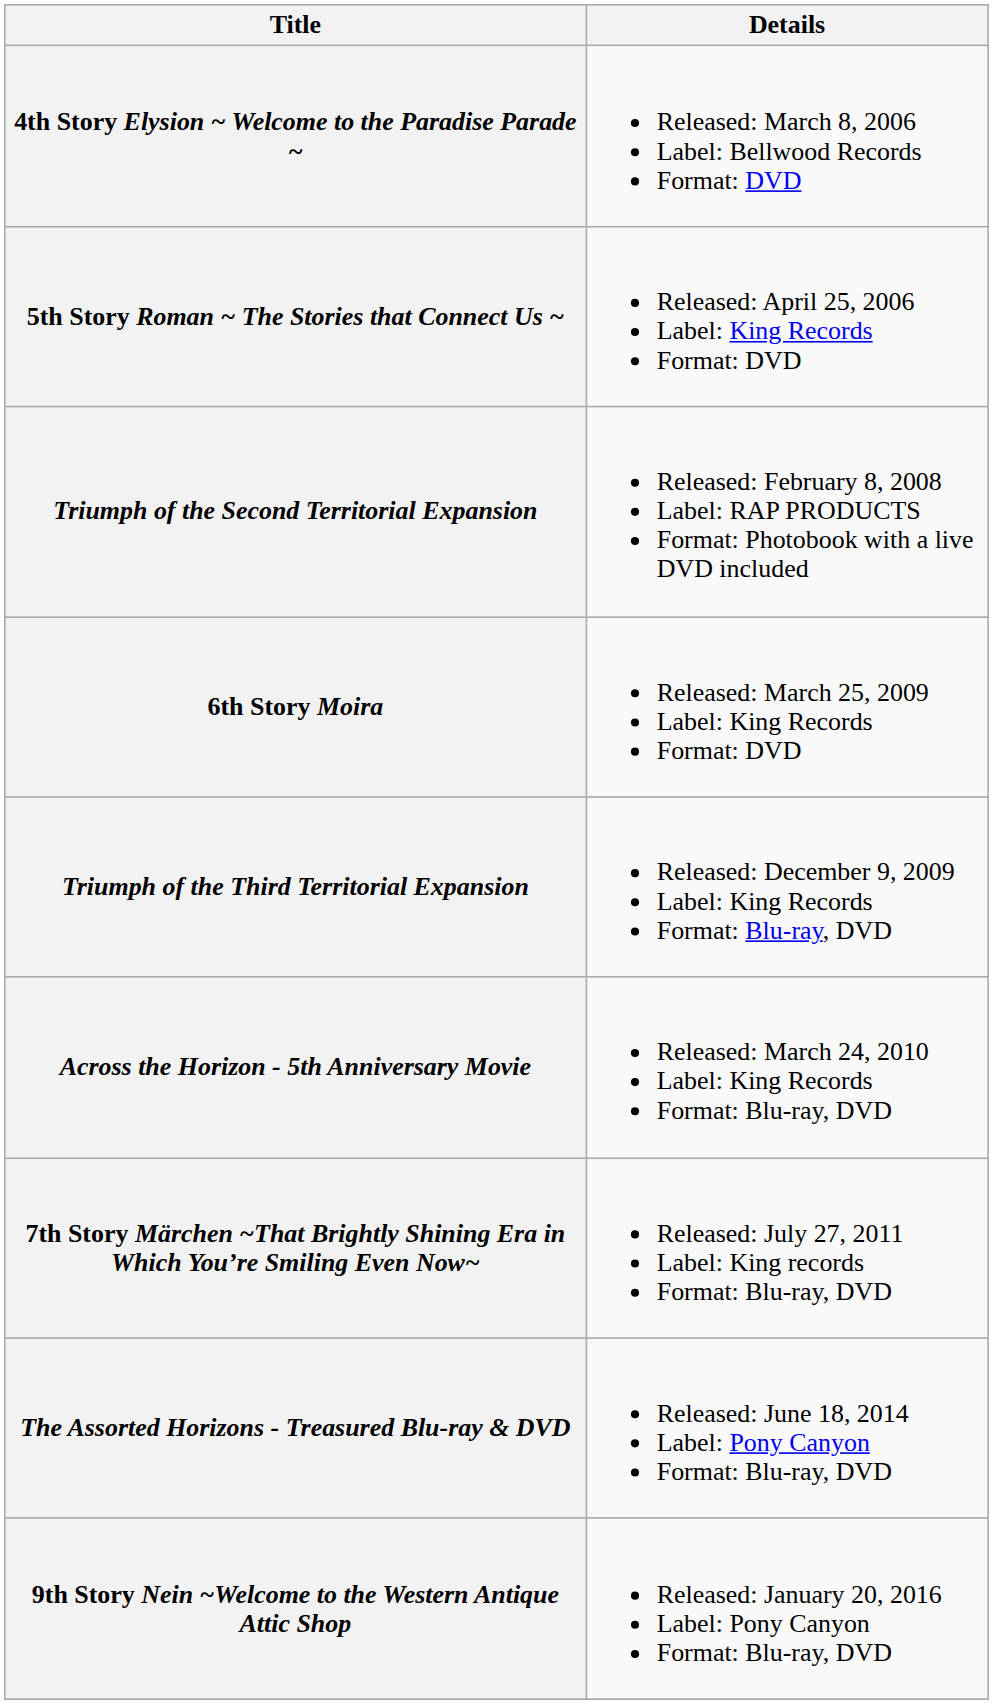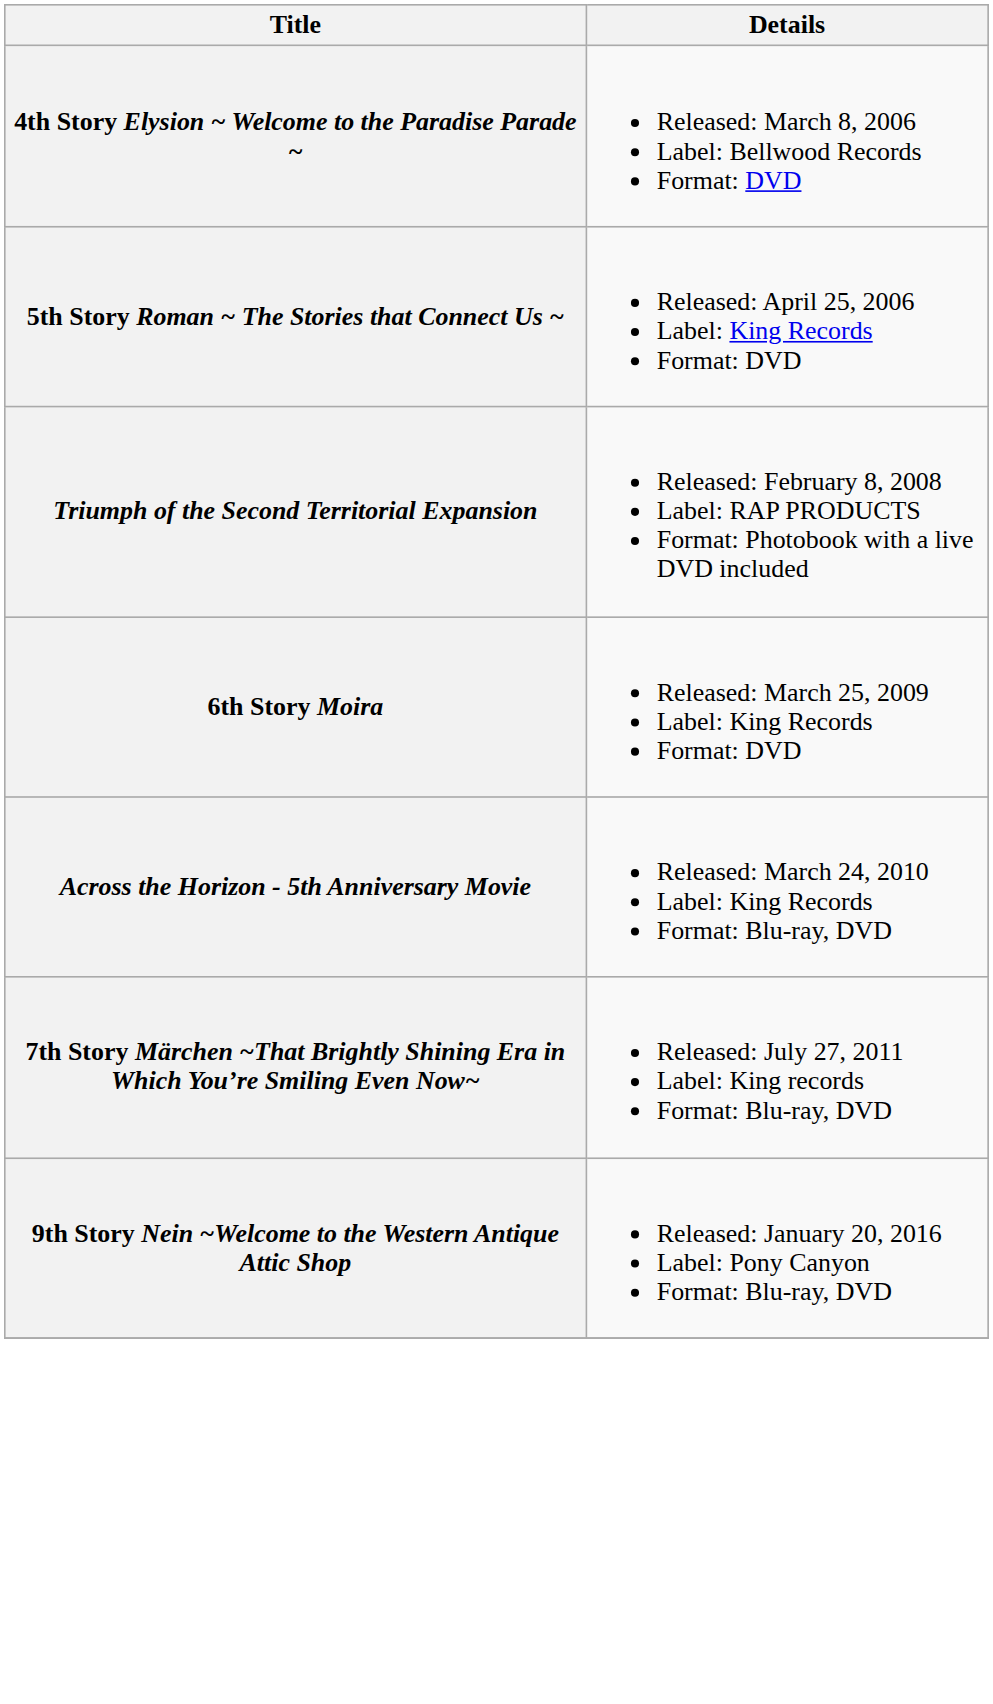- row: (295, 886)
- row: (295, 1427)
